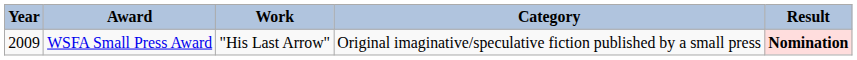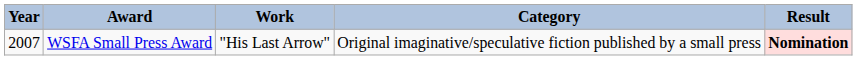(24, 42) 2009 -> (24, 42) 2007
